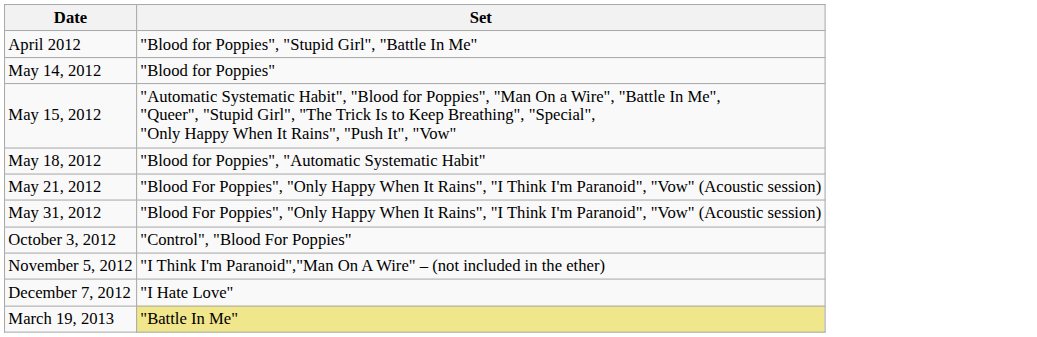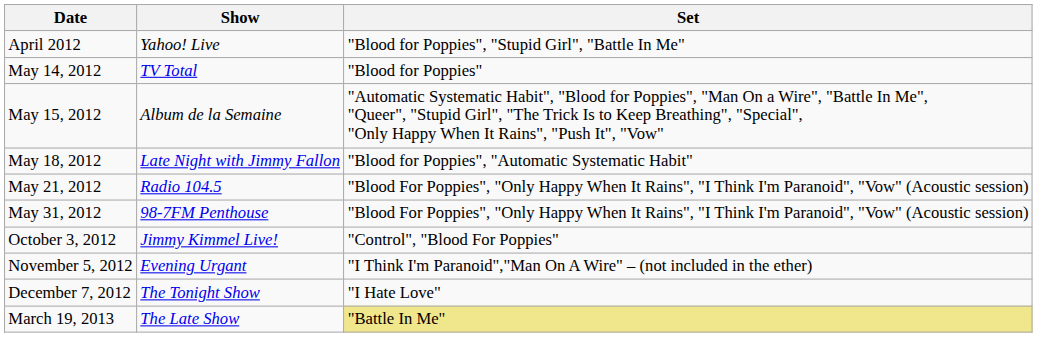+ column: (240, 17)
